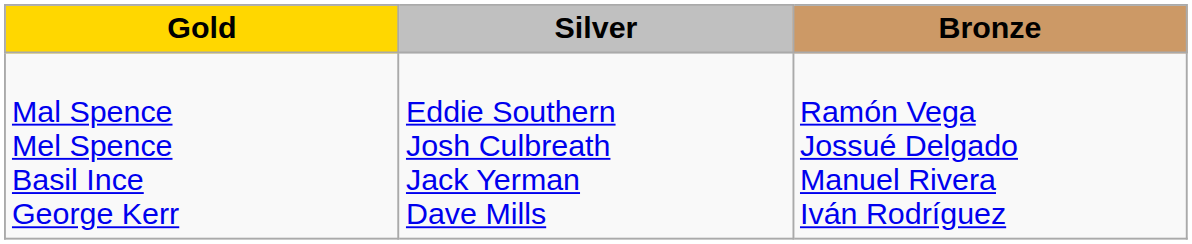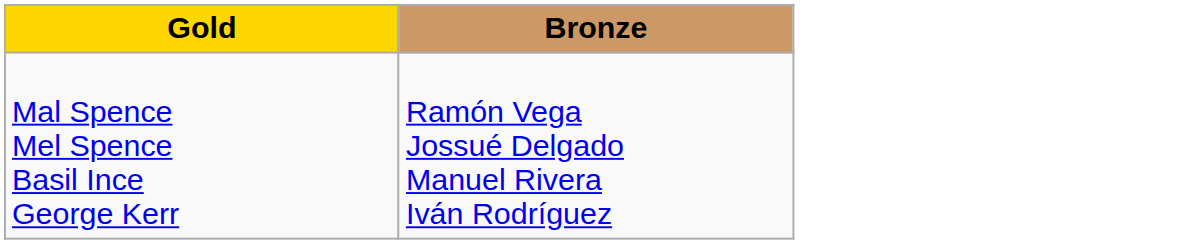- column: (596, 28)
